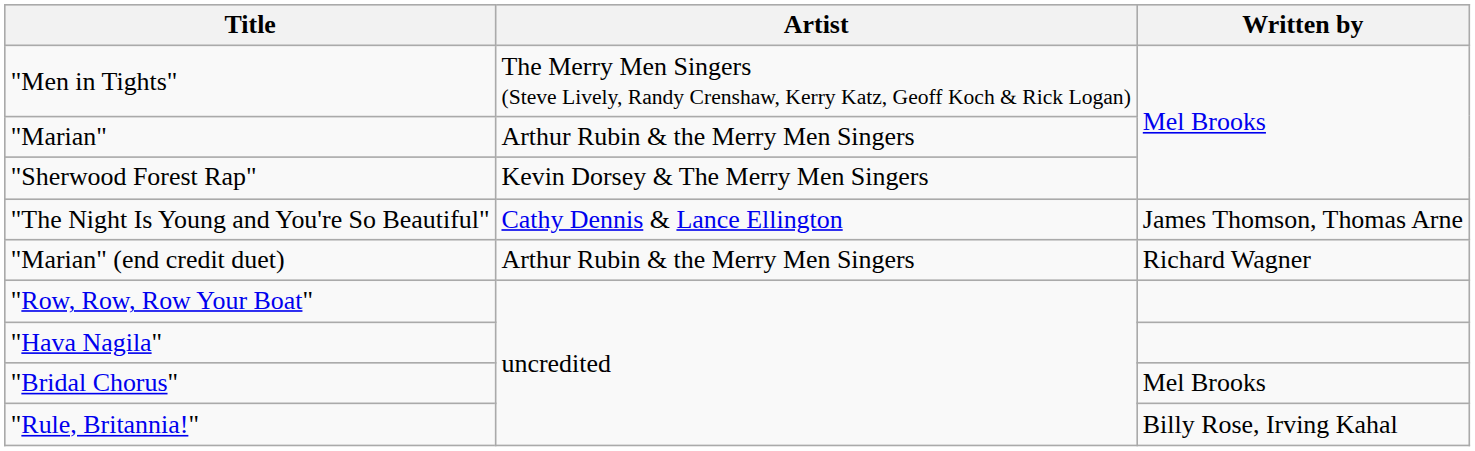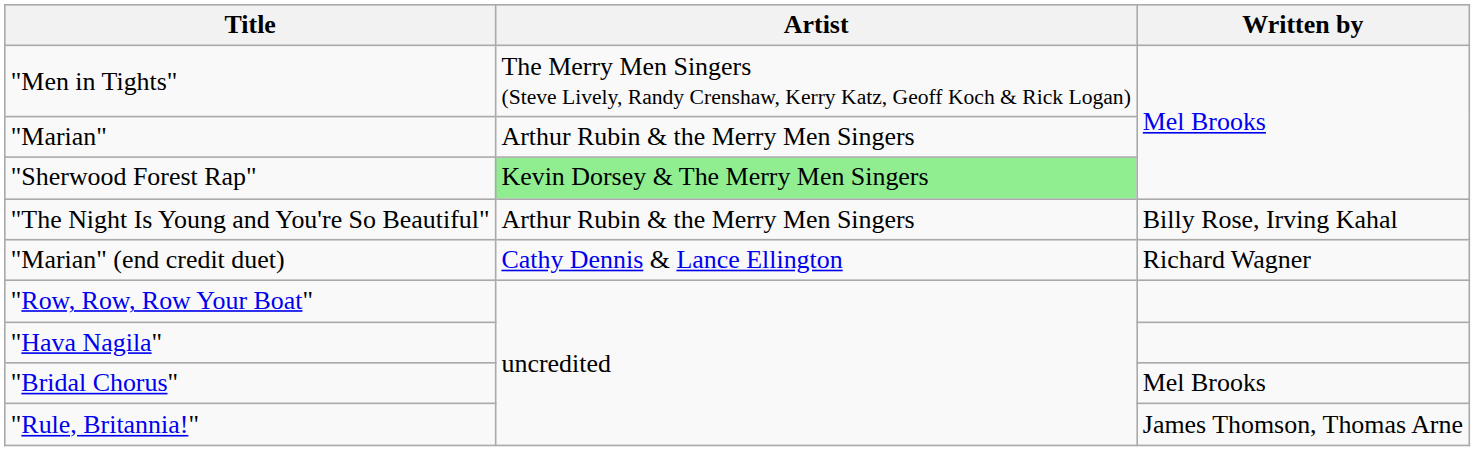(715, 177) no background -> (715, 177) lightgreen background
(672, 218) Cathy Dennis & Lance Ellington -> (708, 218) Arthur Rubin & the Merry Men Singers
(1303, 218) James Thomson, Thomas Arne -> (1270, 218) Billy Rose, Irving Kahal
(708, 259) Arthur Rubin & the Merry Men Singers -> (672, 259) Cathy Dennis & Lance Ellington
(1270, 424) Billy Rose, Irving Kahal -> (1303, 424) James Thomson, Thomas Arne
